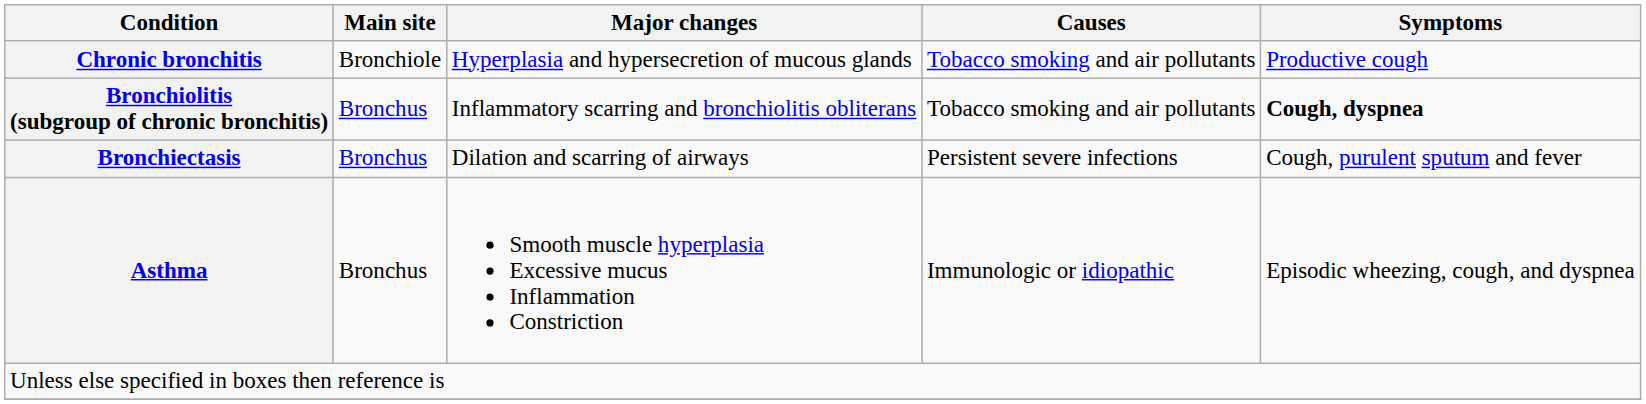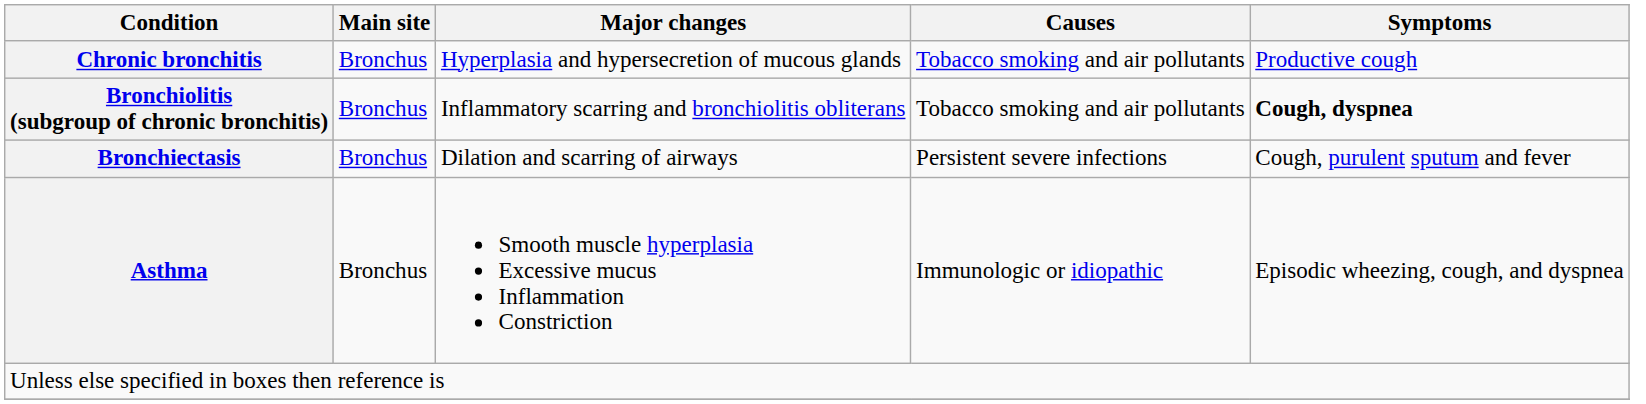(390, 59) Bronchiole -> (383, 59) Bronchus
